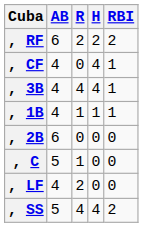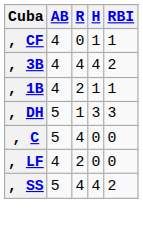- row: (26, 41)
(96, 65) 4 -> (96, 41) 1
(112, 89) 1 -> (112, 65) 2
(80, 113) 1 -> (80, 89) 2
+ row: (26, 113)
- row: (26, 137)
(80, 162) 1 -> (80, 137) 4
